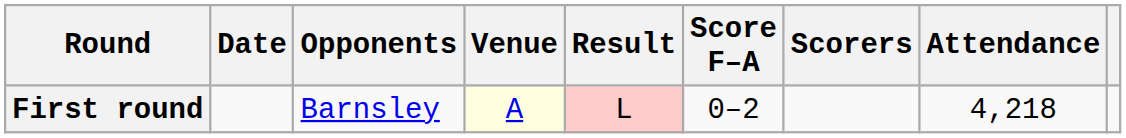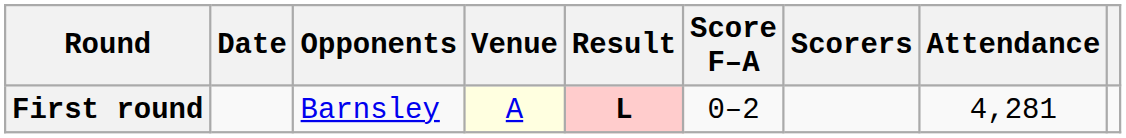(624, 109) normal -> (624, 109) bold
(1013, 109) 4,218 -> (1013, 109) 4,281
